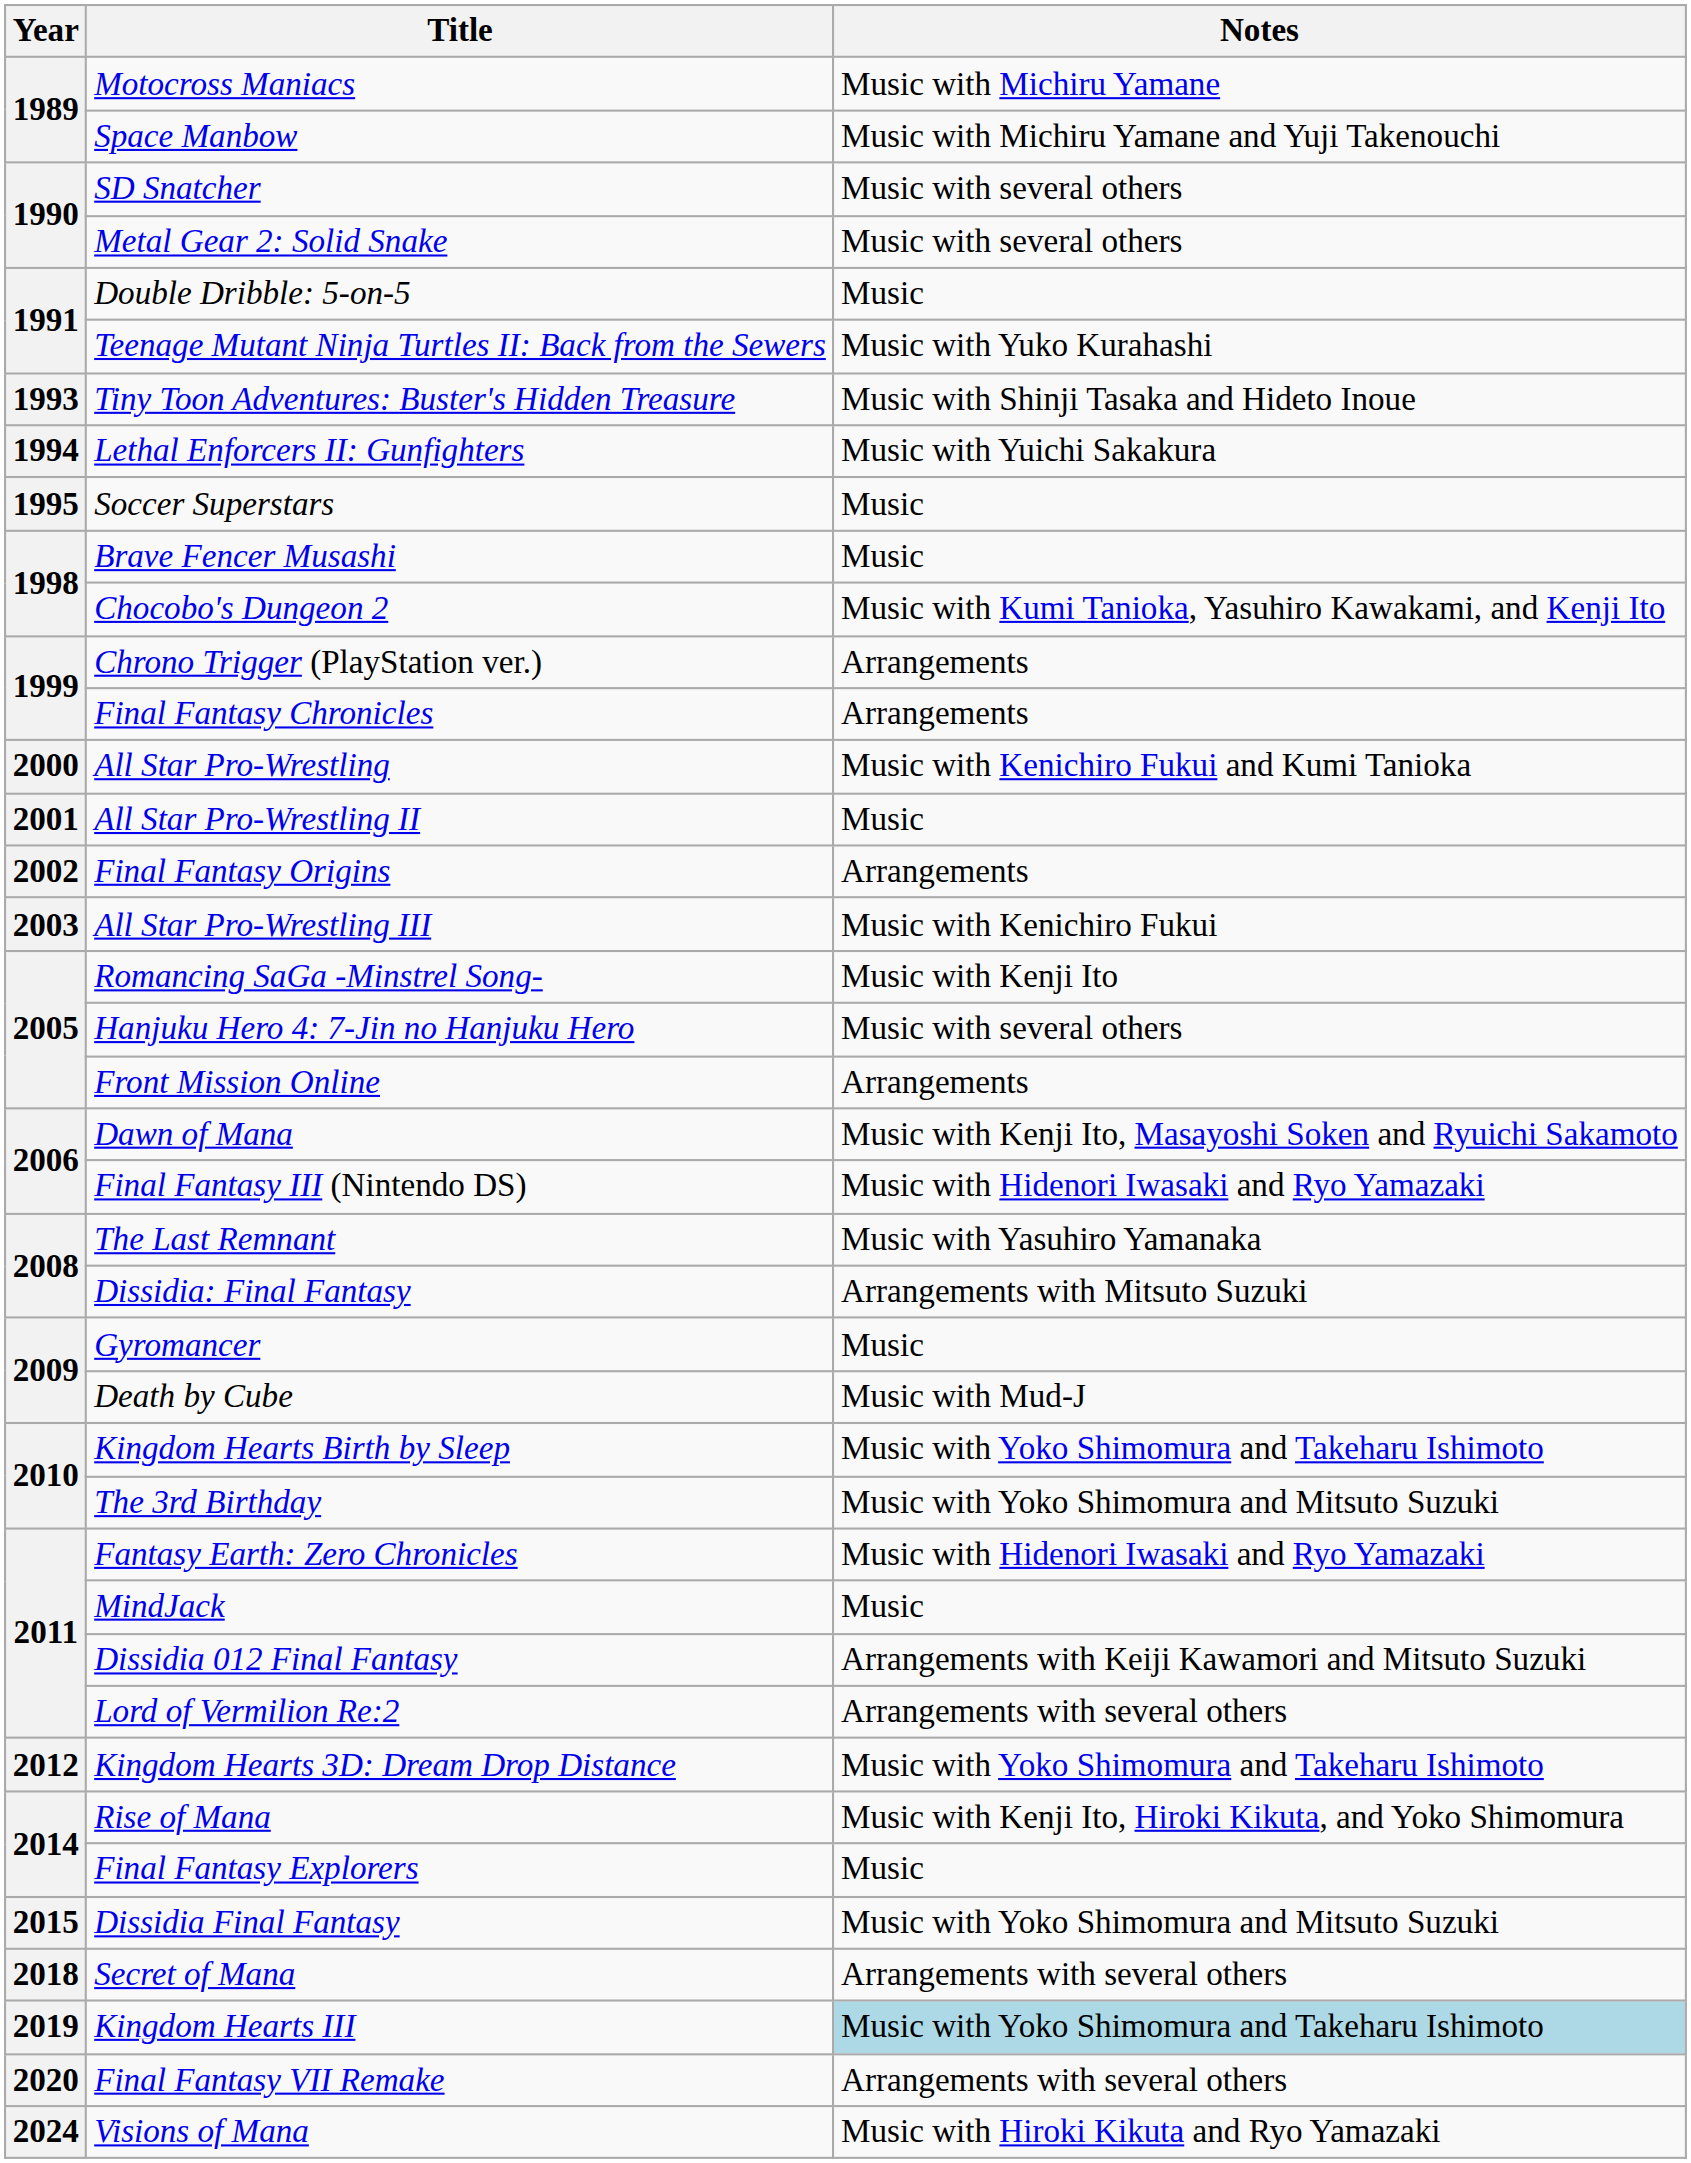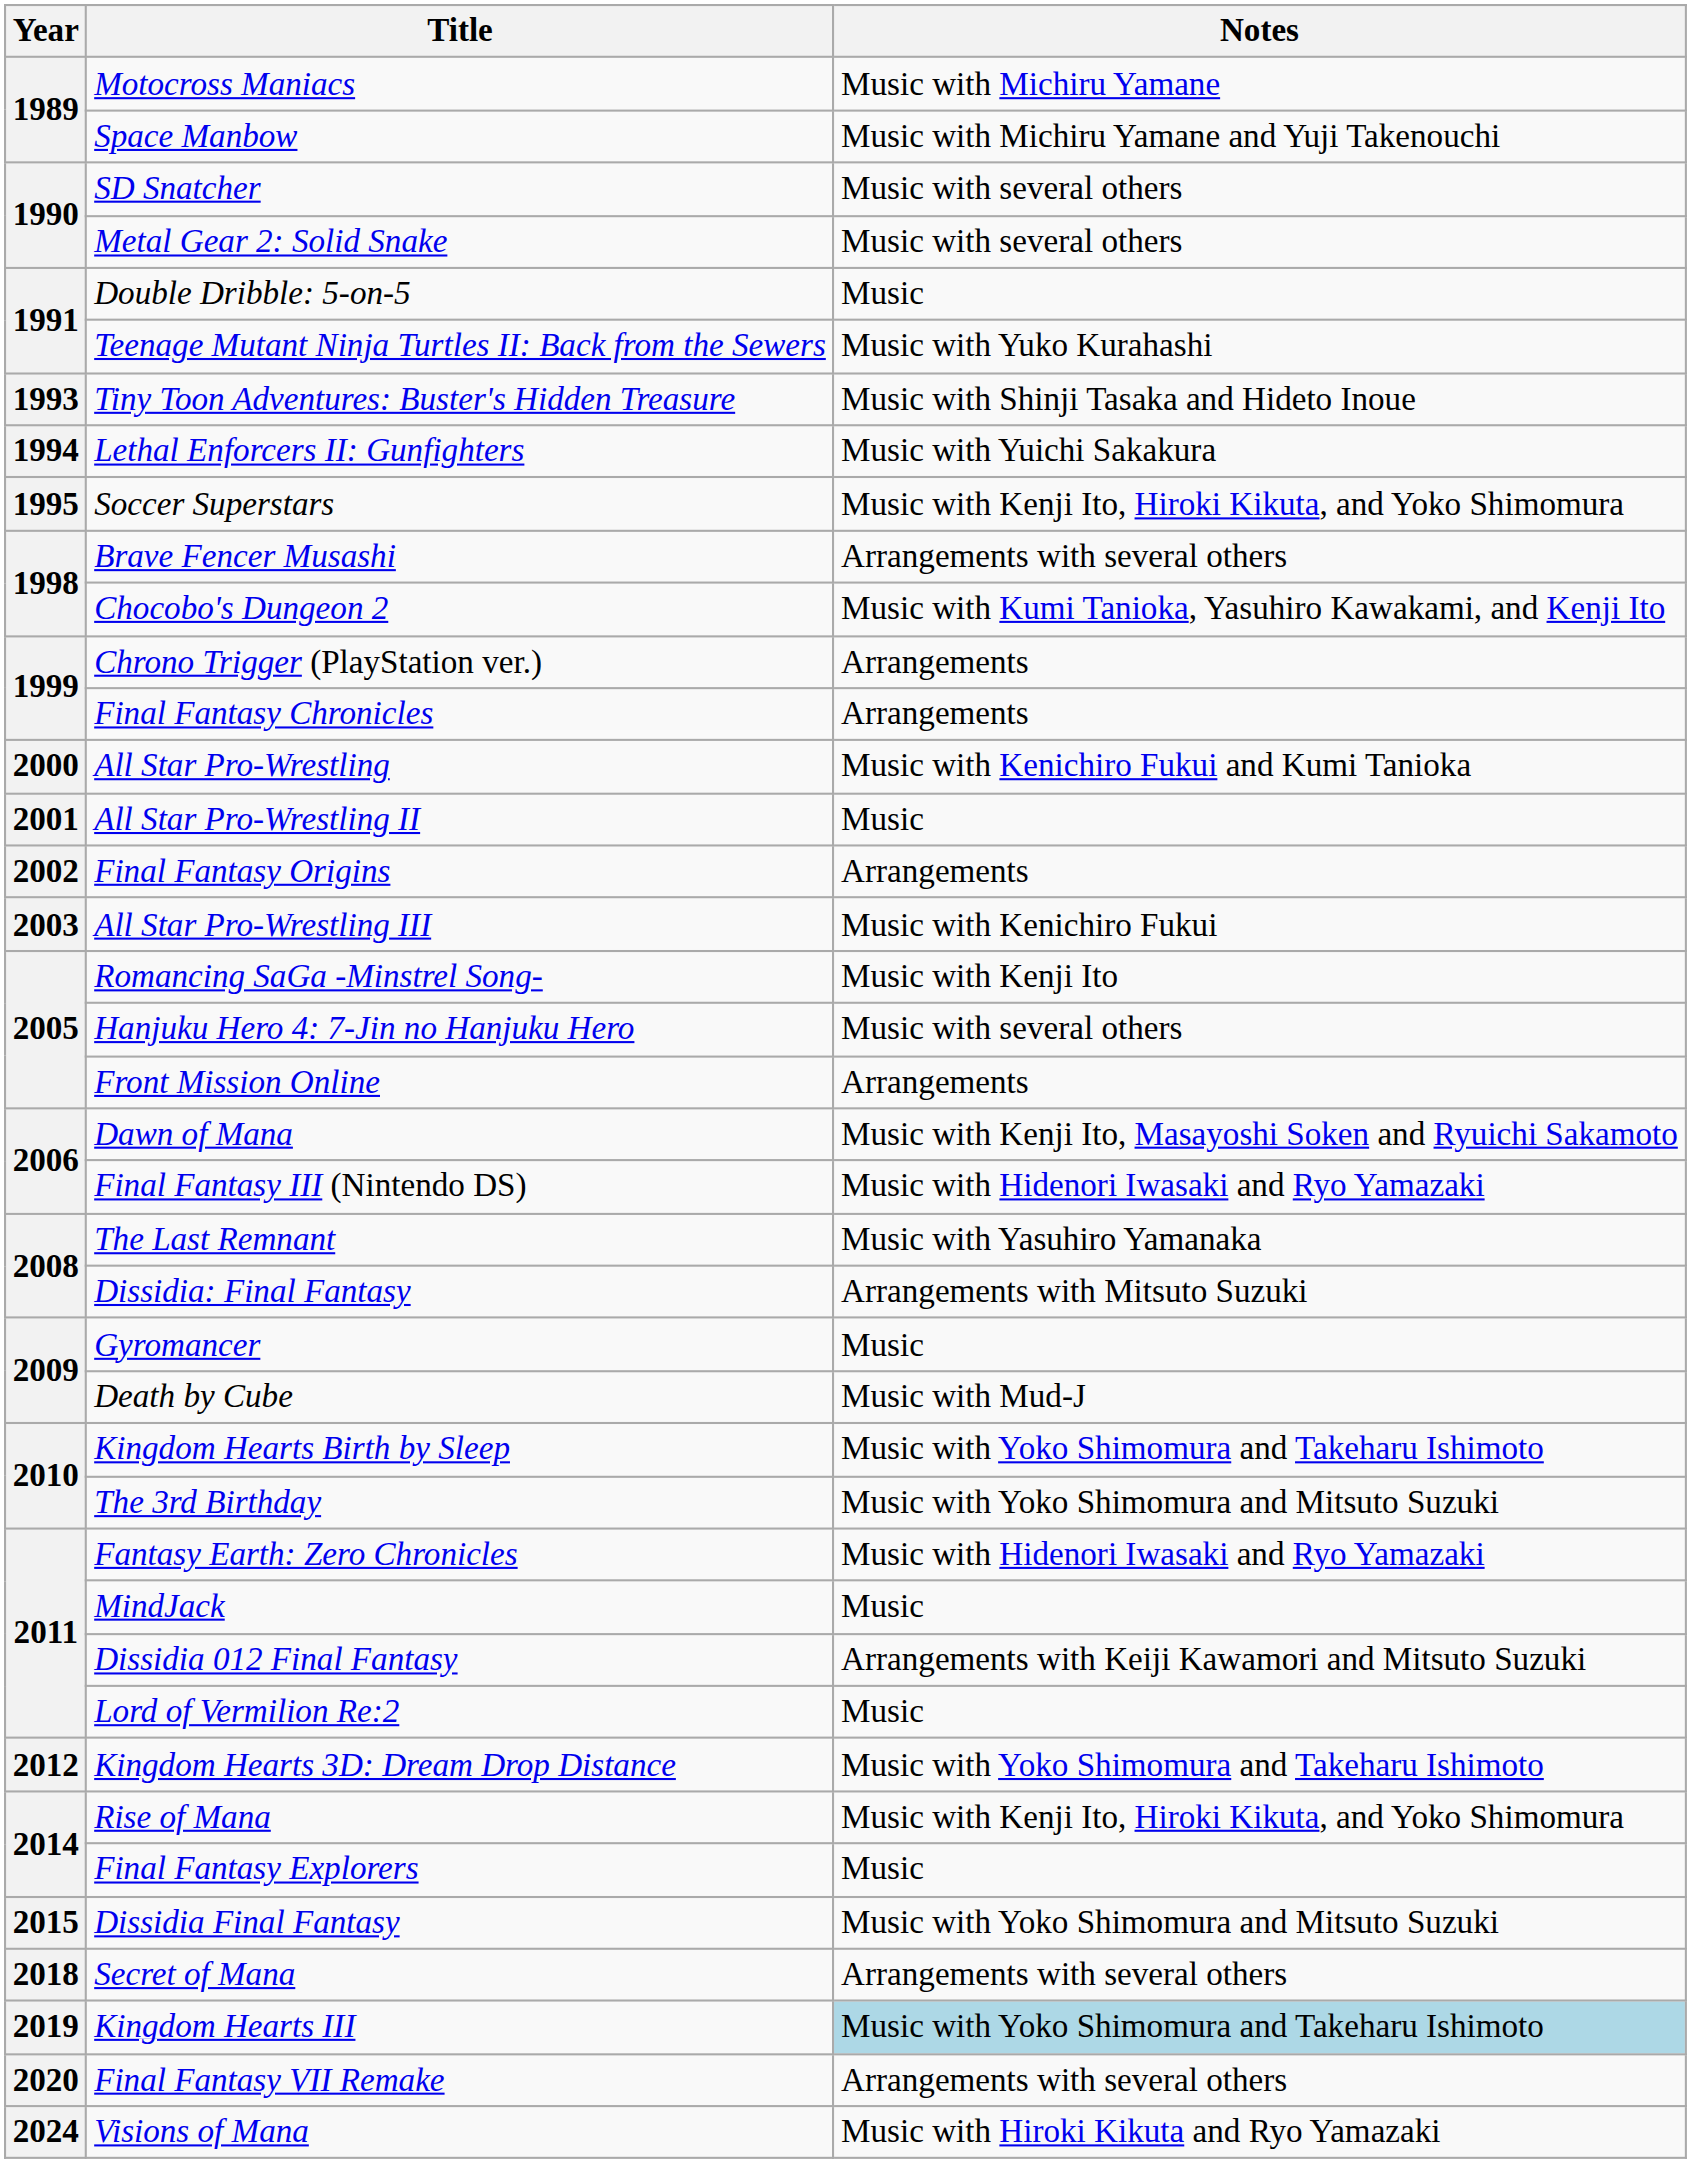(882, 503) Music -> (1233, 503) Music with Kenji Ito, Hiroki Kikuta, and Yoko Shimomura
(882, 556) Music -> (1064, 556) Arrangements with several others
(1064, 1711) Arrangements with several others -> (882, 1711) Music
